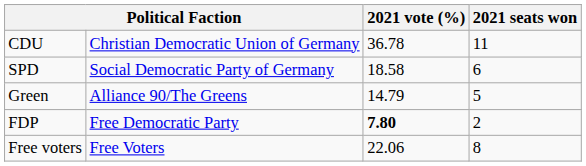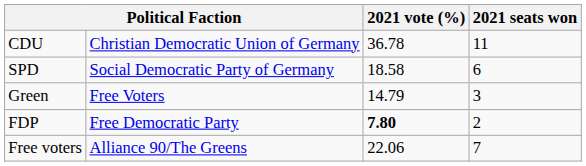(168, 95) Alliance 90/The Greens -> (127, 95) Free Voters
(477, 95) 5 -> (477, 95) 3
(127, 148) Free Voters -> (168, 148) Alliance 90/The Greens
(477, 148) 8 -> (477, 148) 7
